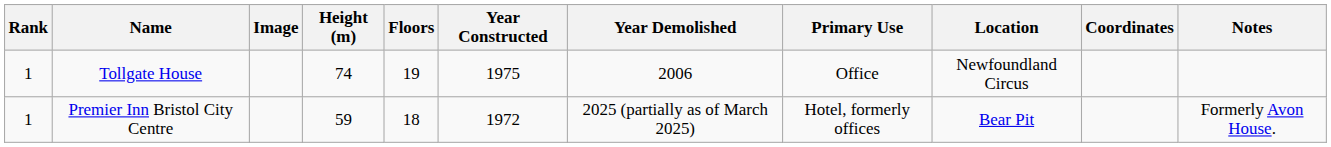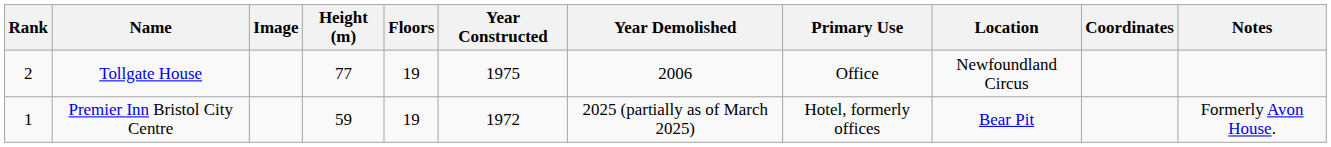(28, 73) 1 -> (28, 73) 2
(343, 73) 74 -> (343, 73) 77
(411, 119) 18 -> (411, 119) 19
